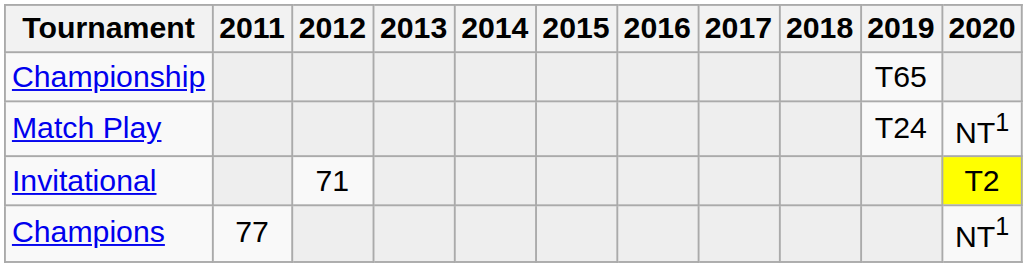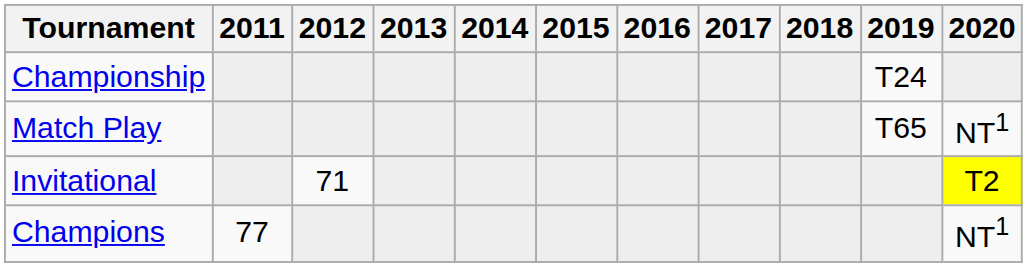(901, 76) T65 -> (901, 76) T24
(901, 128) T24 -> (901, 128) T65
